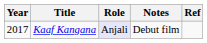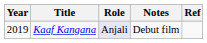(18, 30) 2017 -> (18, 30) 2019
